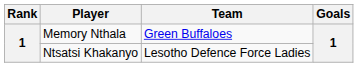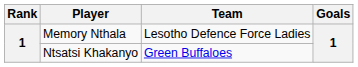(188, 34) Green Buffaloes -> (227, 34) Lesotho Defence Force Ladies
(227, 53) Lesotho Defence Force Ladies -> (188, 53) Green Buffaloes
